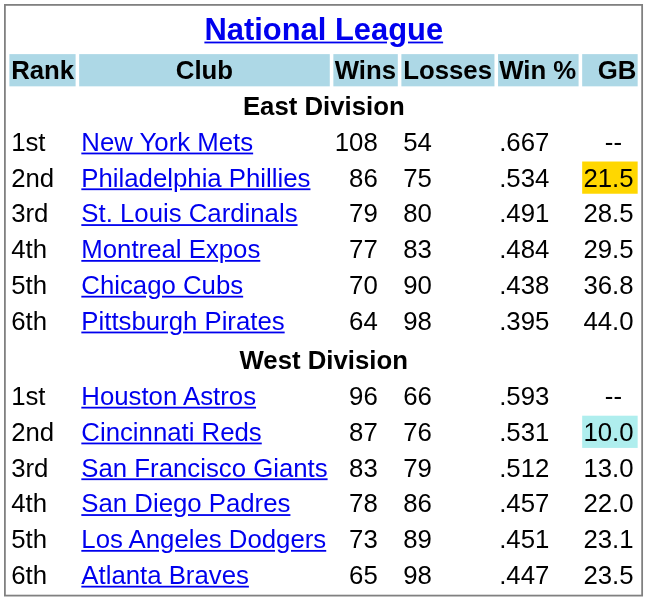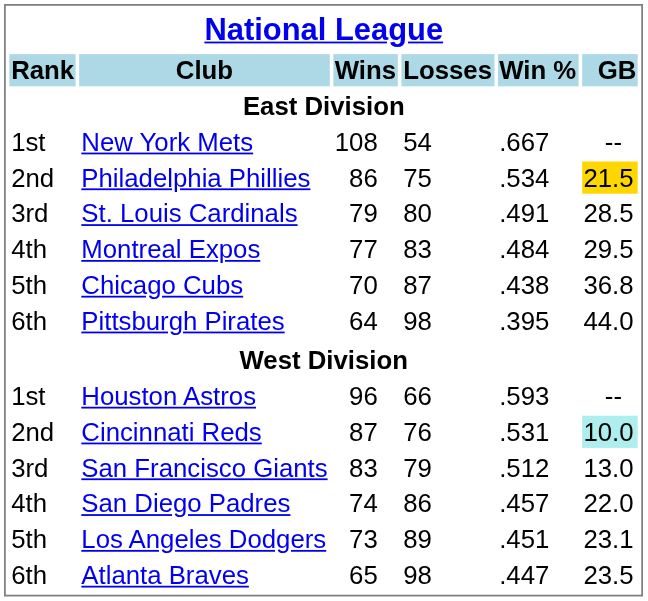(418, 285) 90 -> (418, 285) 87
(356, 503) 78 -> (356, 503) 74
